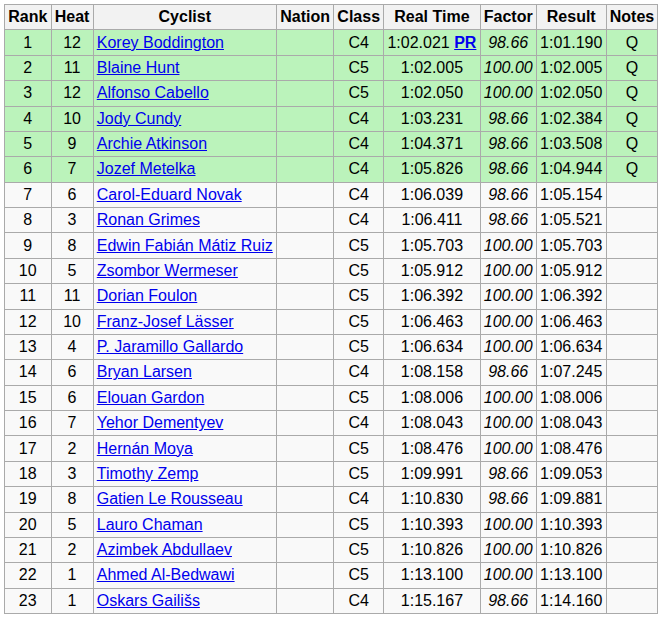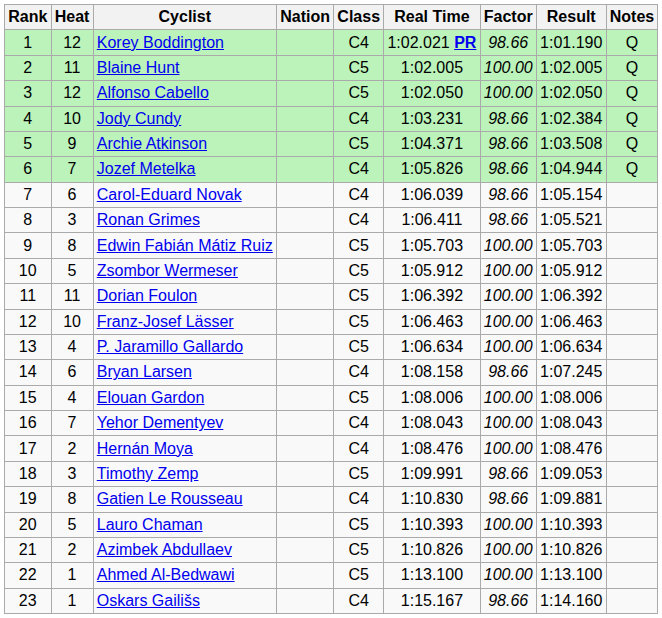(359, 144) C4 -> (359, 144) C5
(72, 397) 6 -> (72, 397) 4
(359, 448) C5 -> (359, 448) C4
